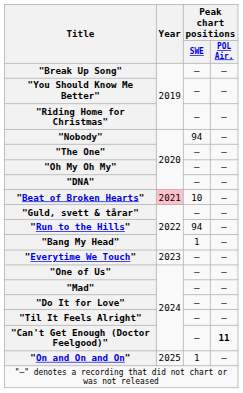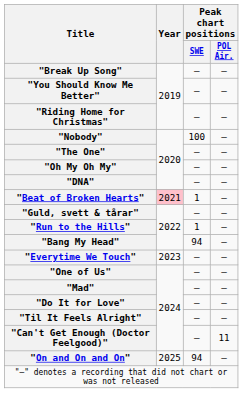(197, 137) 94 -> (197, 137) 100
(197, 197) 10 -> (197, 197) 1
(197, 227) 94 -> (197, 227) 1
(197, 242) 1 -> (197, 242) 94
(224, 338) bold -> (224, 338) normal
(197, 358) 1 -> (197, 358) 94
